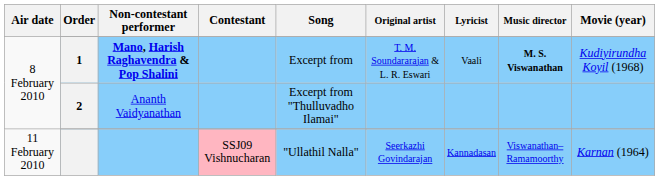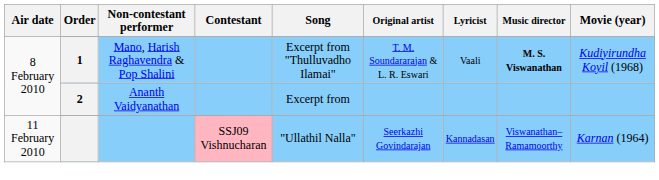(148, 60) bold -> (147, 60) normal
(321, 60) Excerpt from -> (318, 60) Excerpt from "Thulluvadho Ilamai"
(321, 106) Excerpt from "Thulluvadho Ilamai" -> (318, 99) Excerpt from
